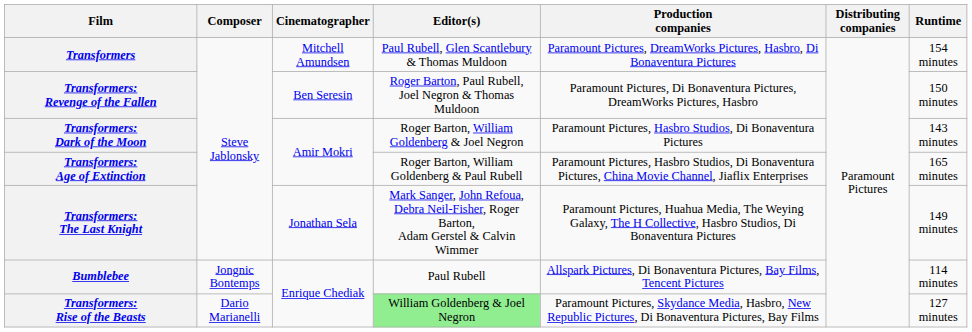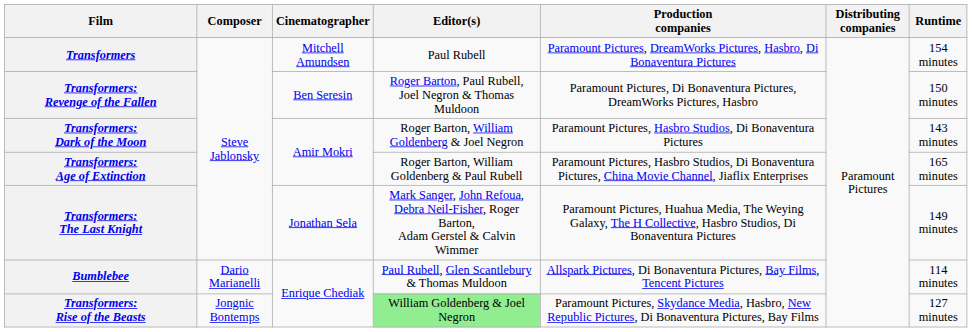(457, 54) Paul Rubell, Glen Scantlebury & Thomas Muldoon -> (457, 54) Paul Rubell
(235, 277) Jongnic Bontemps -> (235, 277) Dario Marianelli
(457, 277) Paul Rubell -> (457, 277) Paul Rubell, Glen Scantlebury & Thomas Muldoon
(235, 310) Dario Marianelli -> (235, 310) Jongnic Bontemps
